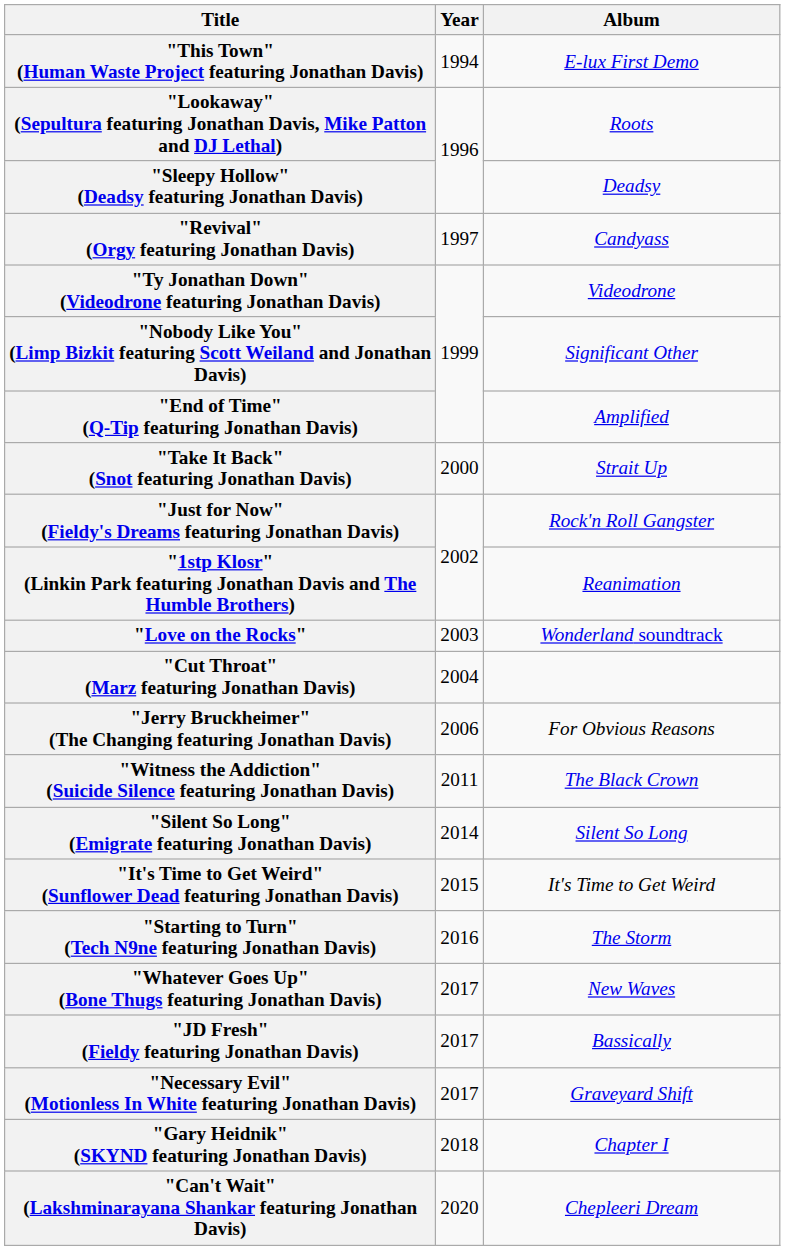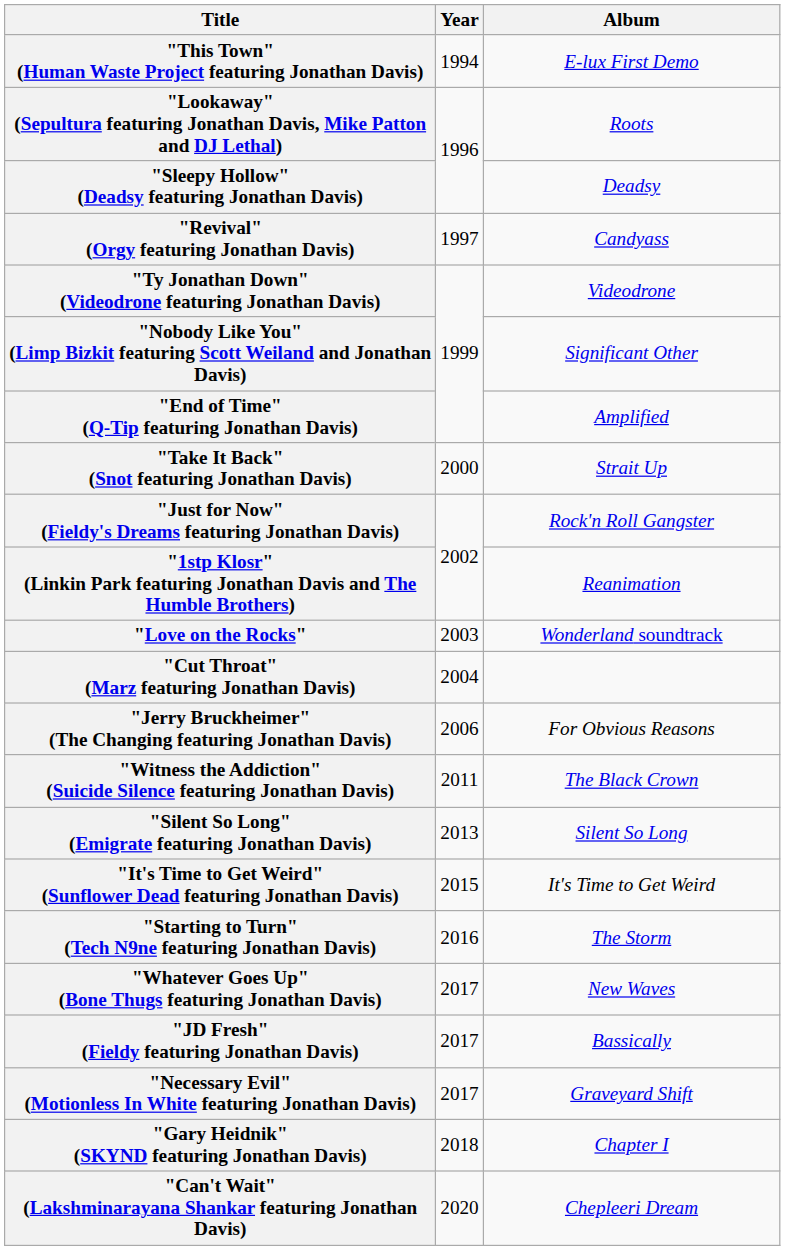(459, 832) 2014 -> (459, 832) 2013
